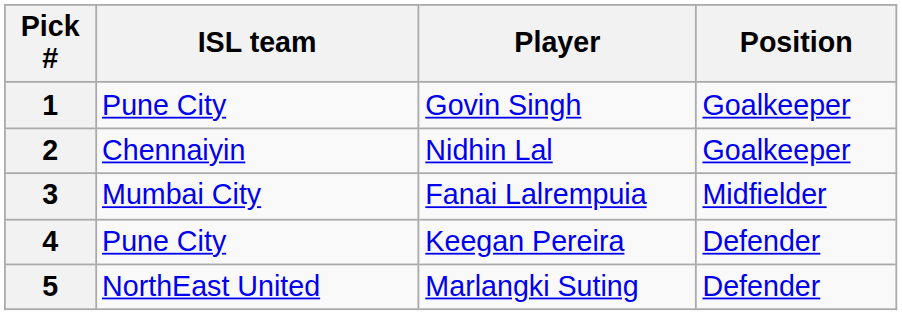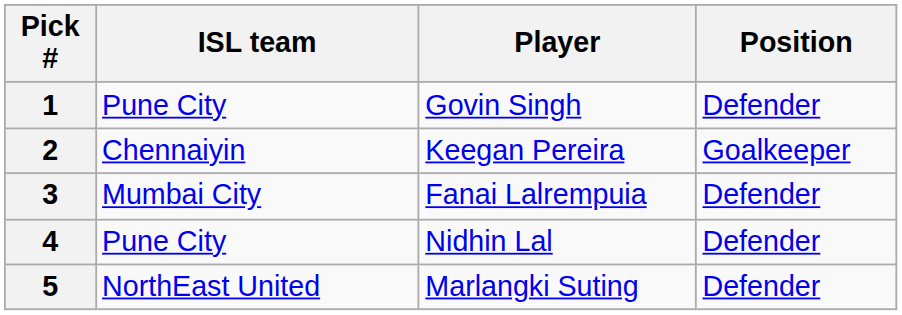(777, 104) Goalkeeper -> (761, 104) Defender
(489, 150) Nidhin Lal -> (525, 150) Keegan Pereira
(765, 195) Midfielder -> (761, 195) Defender
(525, 241) Keegan Pereira -> (489, 241) Nidhin Lal
